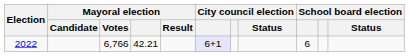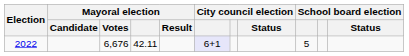(116, 43) 6,766 -> (116, 43) 6,676
(146, 43) 42.21 -> (145, 43) 42.11
(307, 43) 6 -> (306, 43) 5
